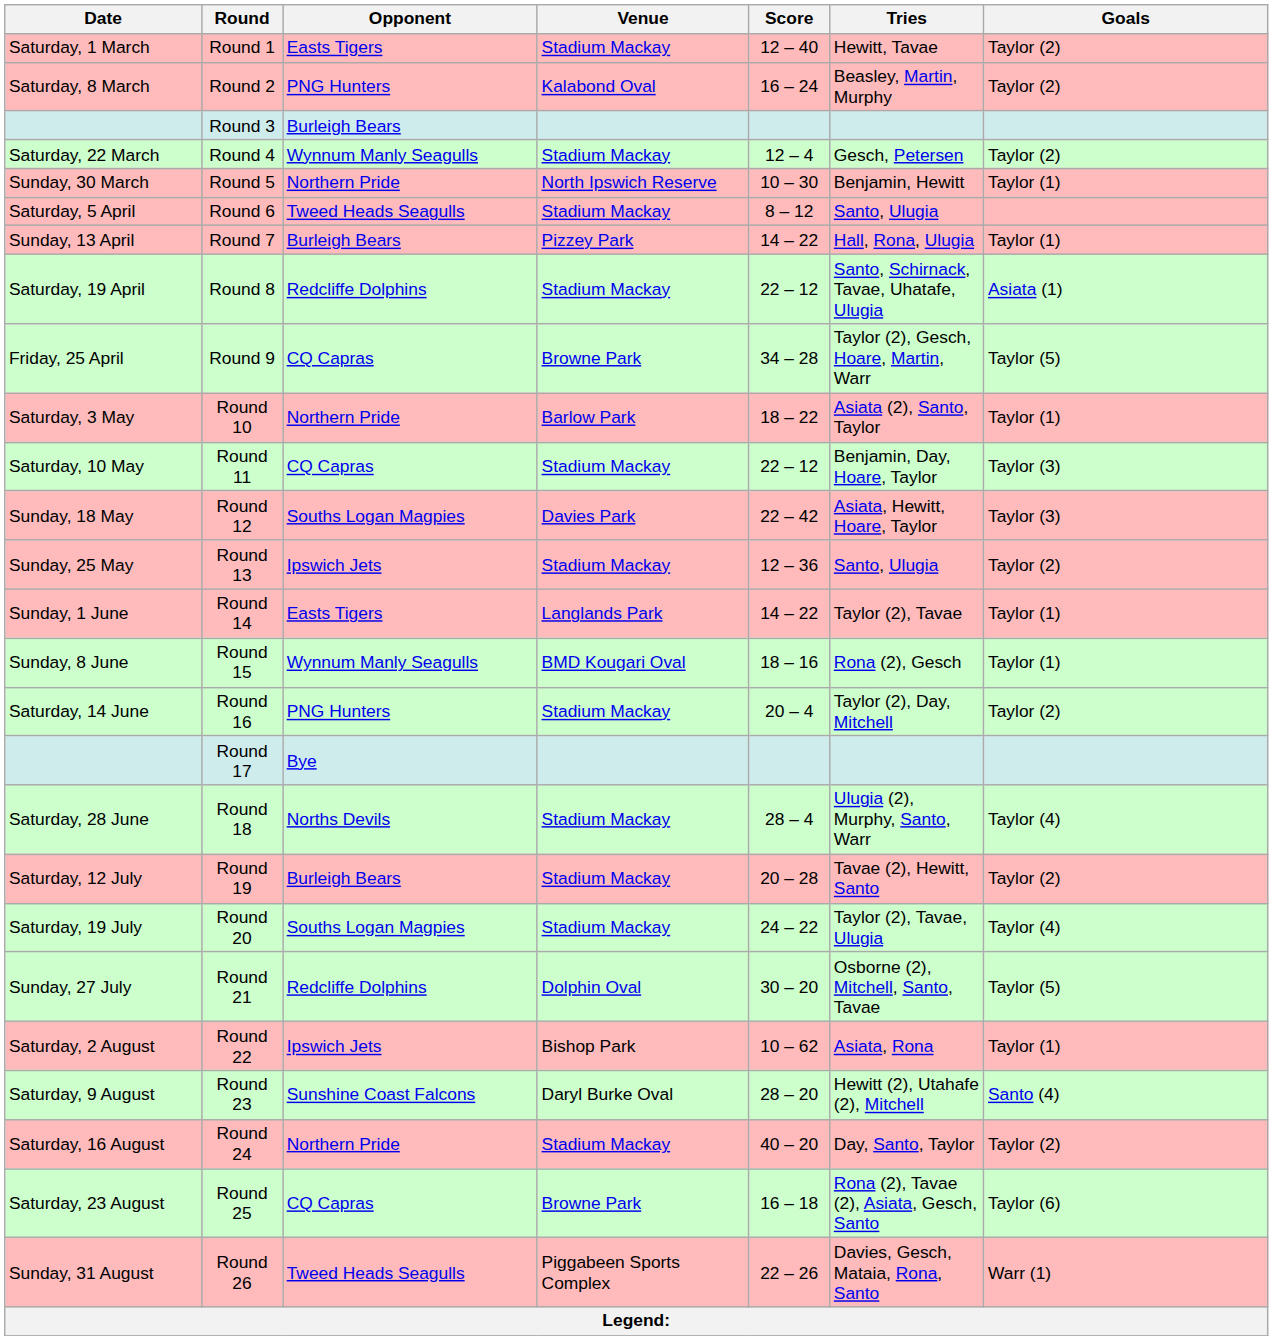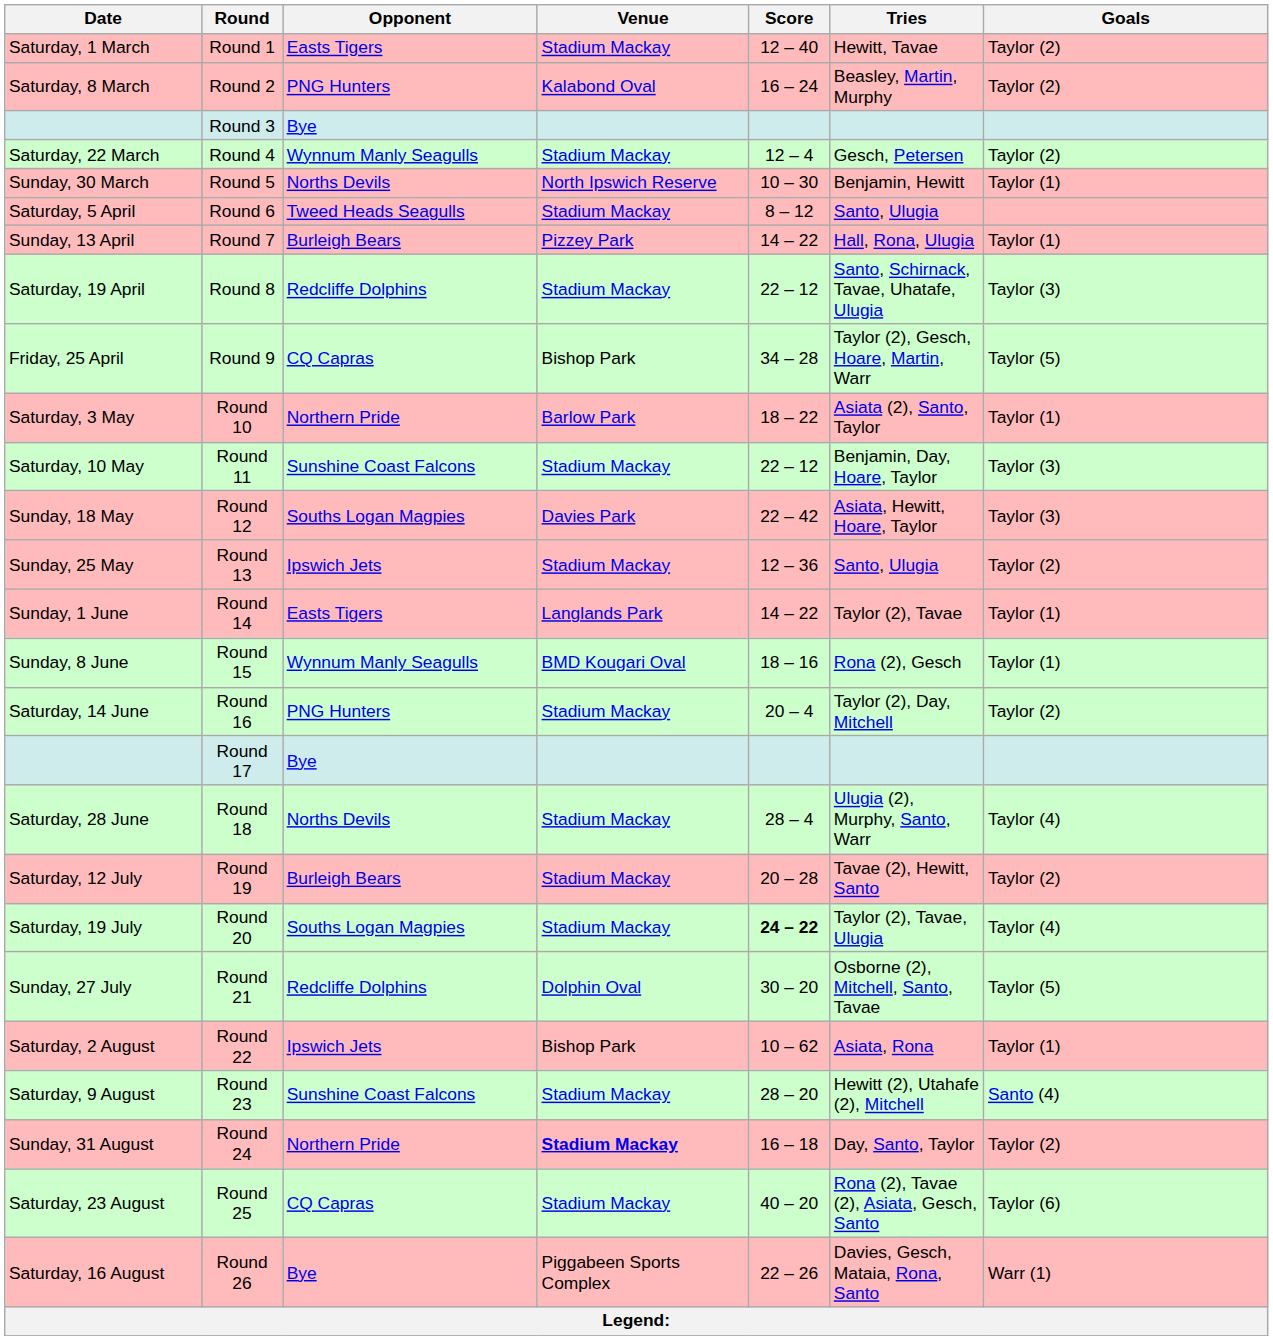(344, 125) Burleigh Bears -> (302, 125) Bye
(343, 183) Northern Pride -> (338, 183) Norths Devils
(1025, 289) Asiata (1) -> (1024, 289) Taylor (3)
(591, 358) Browne Park -> (588, 358) Bishop Park
(330, 467) CQ Capras -> (381, 467) Sunshine Coast Falcons
(789, 928) normal -> (789, 928) bold
(607, 1095) Daryl Burke Oval -> (606, 1095) Stadium Mackay
(87, 1144) Saturday, 16 August -> (81, 1144) Sunday, 31 August
(606, 1144) normal -> (610, 1144) bold
(789, 1144) 40 – 20 -> (789, 1144) 16 – 18
(591, 1203) Browne Park -> (606, 1203) Stadium Mackay
(789, 1203) 16 – 18 -> (789, 1203) 40 – 20
(81, 1272) Sunday, 31 August -> (87, 1272) Saturday, 16 August
(376, 1272) Tweed Heads Seagulls -> (302, 1272) Bye
